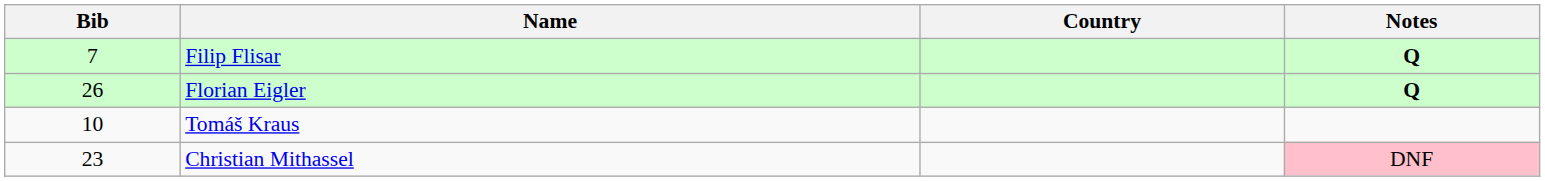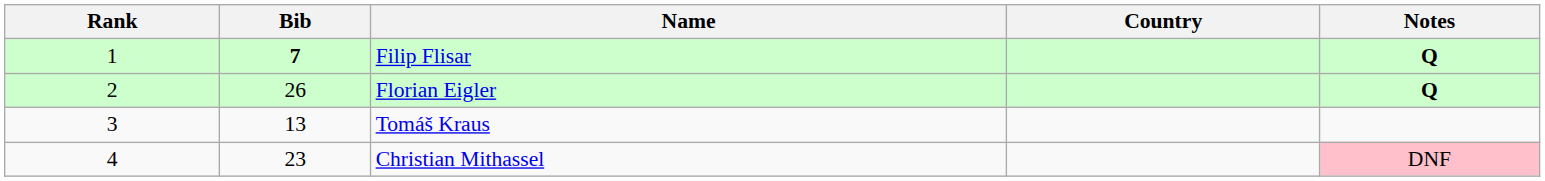+ column: (112, 21)
(92, 55) normal -> (295, 55) bold
(92, 124) 10 -> (295, 124) 13
